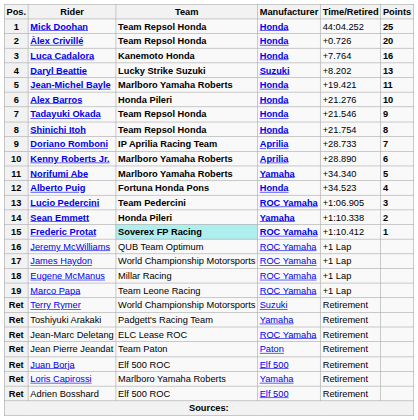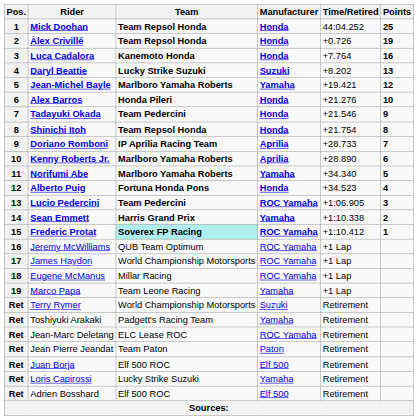(388, 41) 20 -> (388, 41) 19
(274, 85) Honda -> (277, 85) Yamaha
(388, 85) 11 -> (388, 85) 12
(162, 115) Team Repsol Honda -> (152, 115) Team Pedercini
(145, 217) Honda Pileri -> (156, 217) Harris Grand Prix
(288, 291) ROC Yamaha -> (277, 291) Yamaha
(172, 379) Marlboro Yamaha Roberts -> (158, 379) Lucky Strike Suzuki
